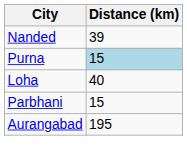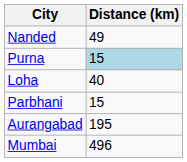(97, 37) 39 -> (97, 37) 49
+ row: (32, 146)
